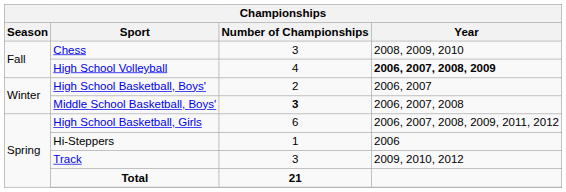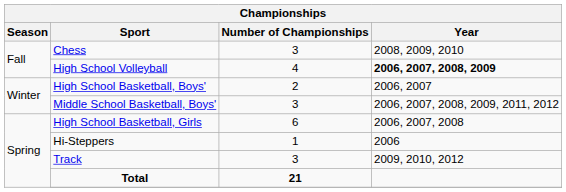(295, 104) bold -> (295, 104) normal
(419, 104) 2006, 2007, 2008 -> (467, 104) 2006, 2007, 2008, 2009, 2011, 2012
(467, 123) 2006, 2007, 2008, 2009, 2011, 2012 -> (419, 123) 2006, 2007, 2008
